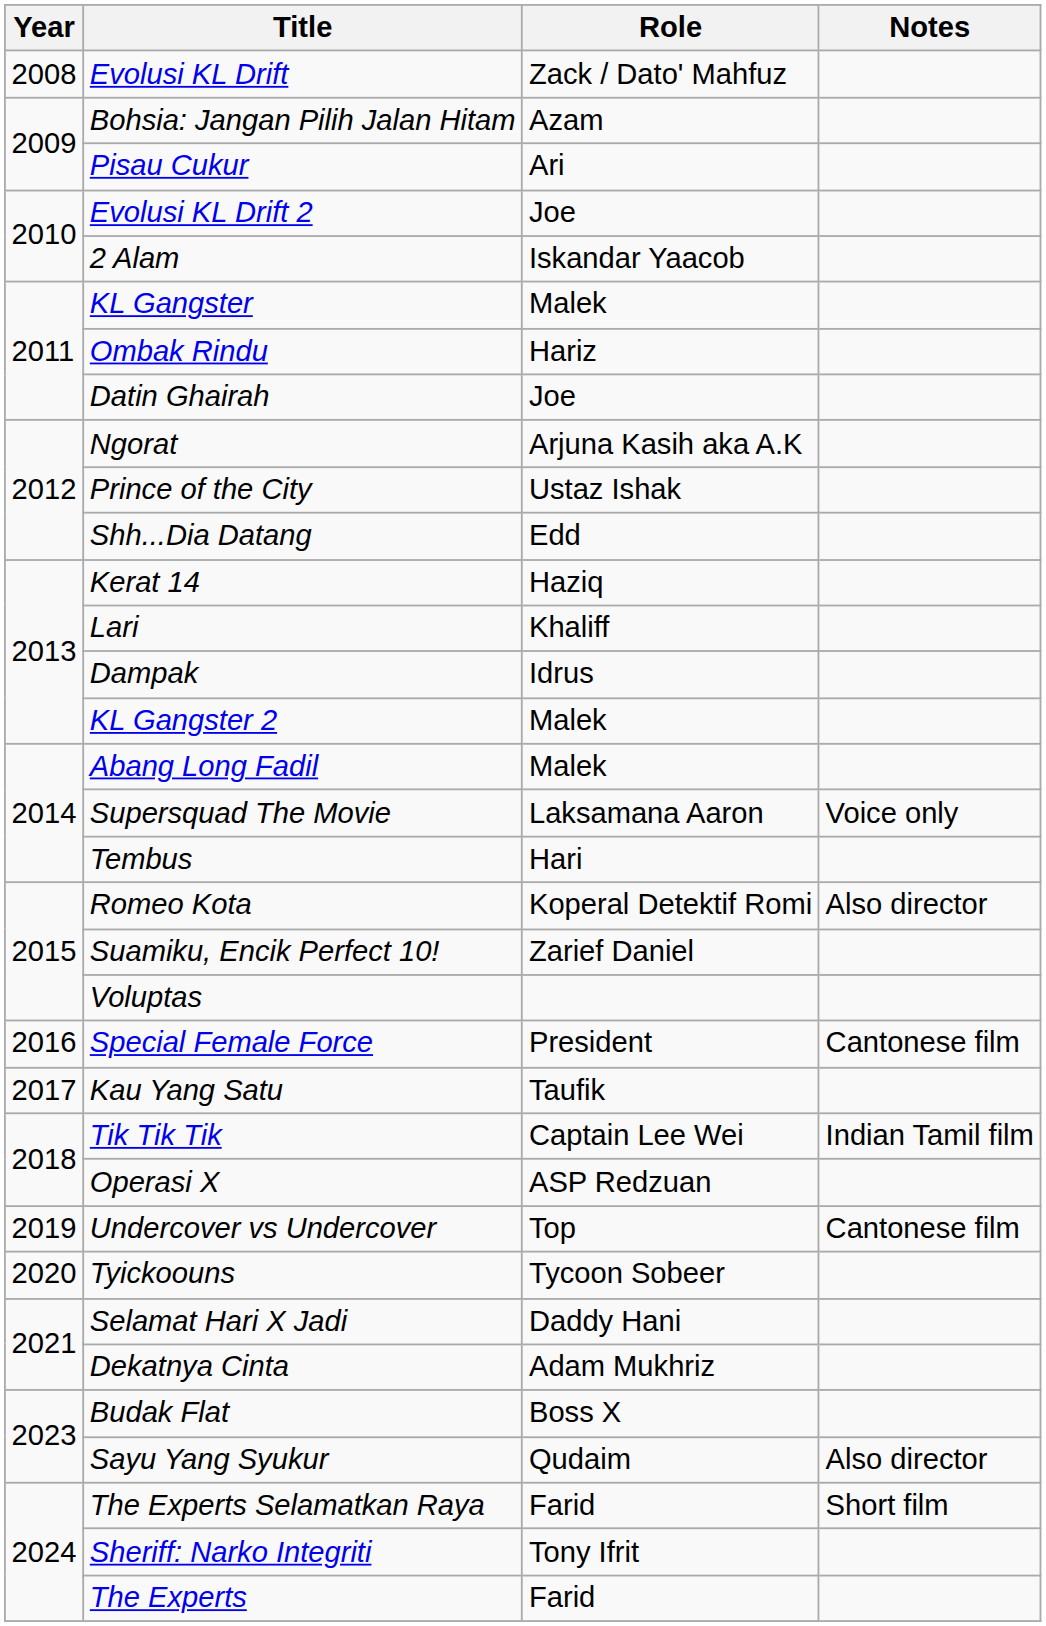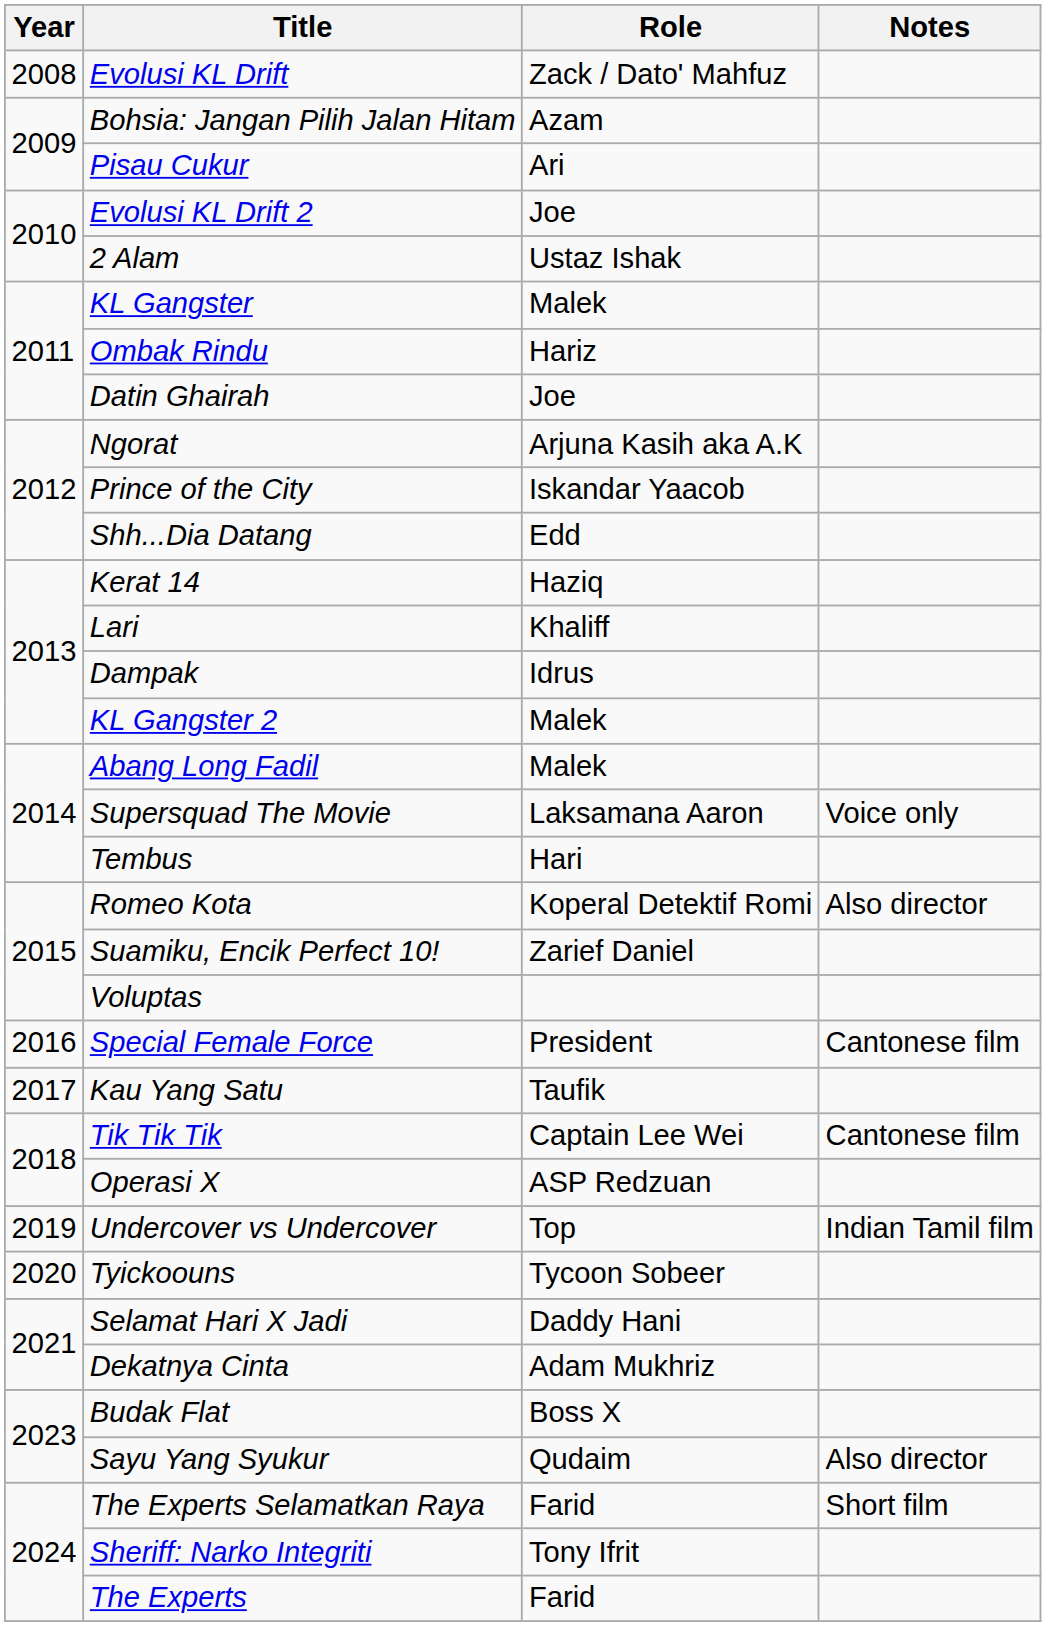(637, 258) Iskandar Yaacob -> (605, 258) Ustaz Ishak
(605, 489) Ustaz Ishak -> (637, 489) Iskandar Yaacob
(930, 1135) Indian Tamil film -> (923, 1135) Cantonese film
(923, 1228) Cantonese film -> (930, 1228) Indian Tamil film
